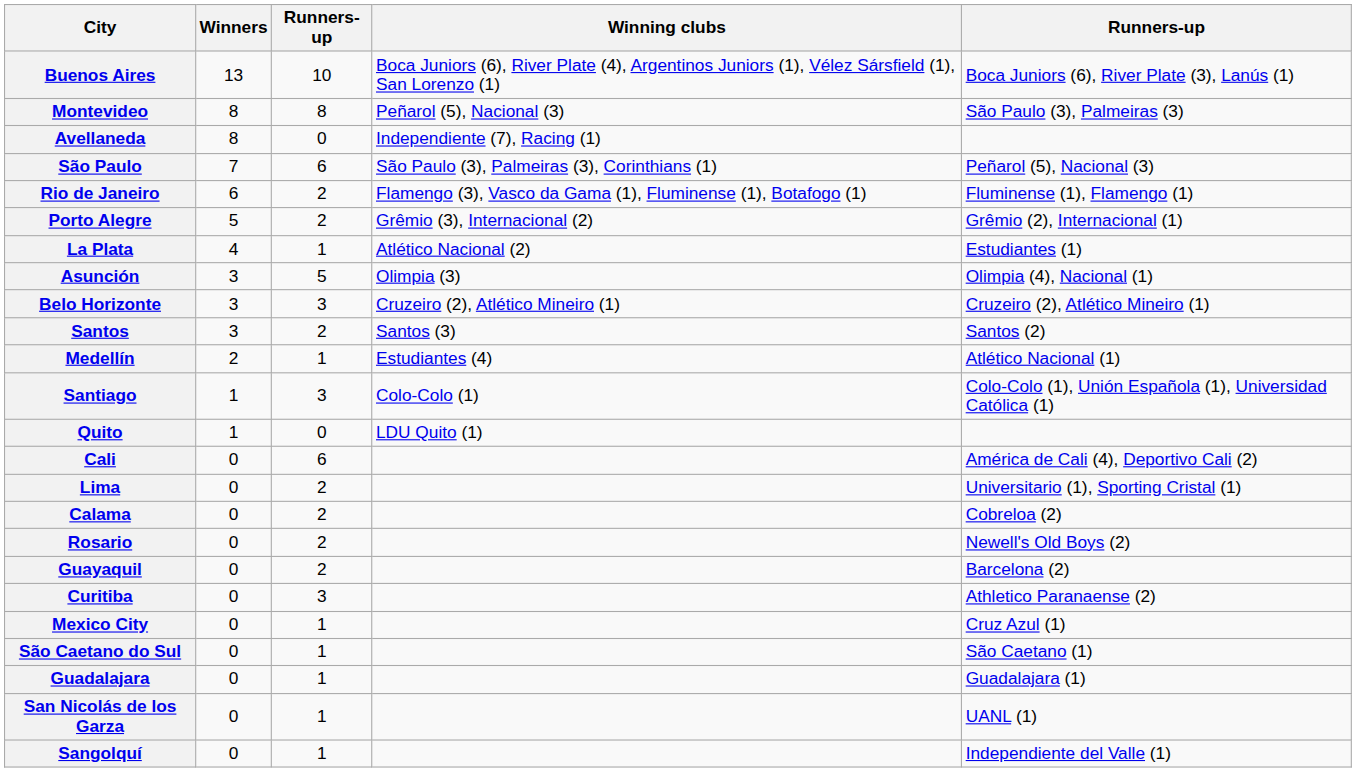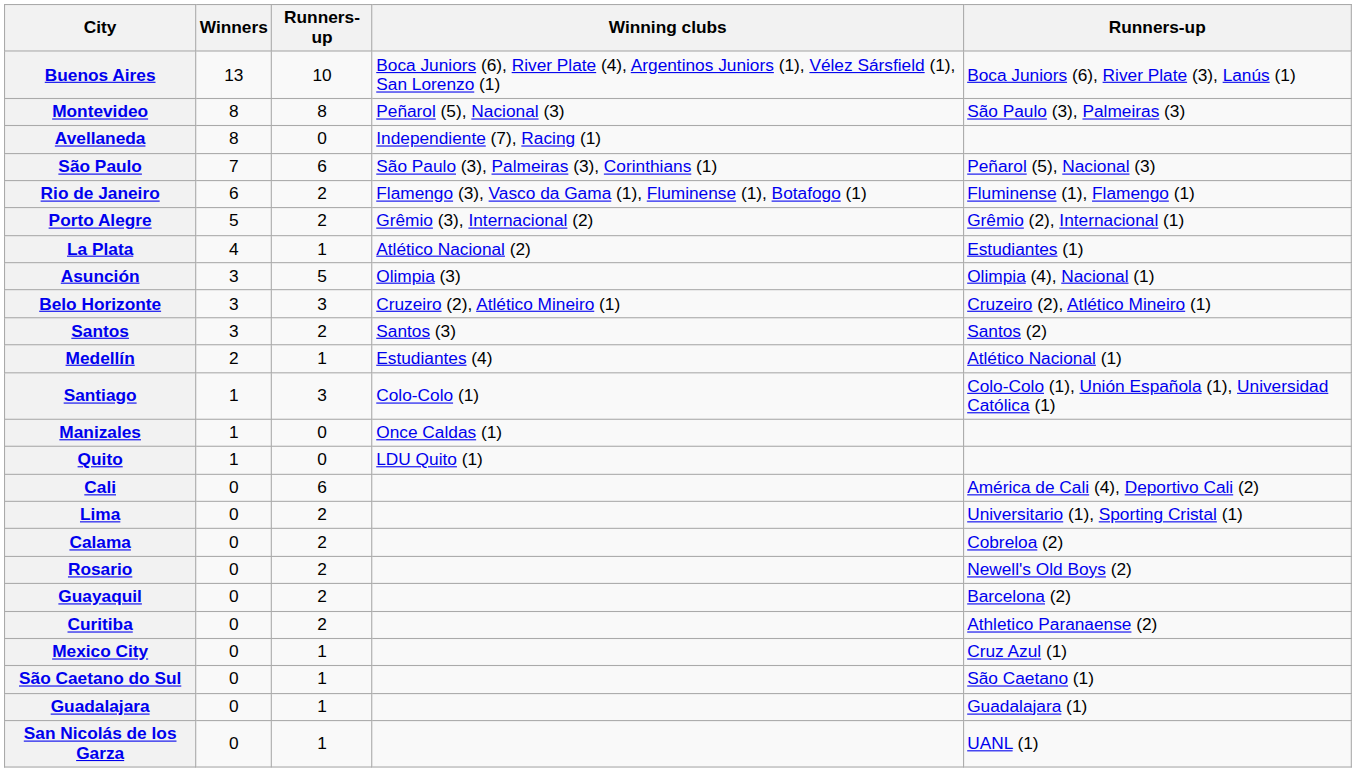+ row: (100, 432)
(322, 597) 3 -> (322, 624) 2
- row: (100, 753)
